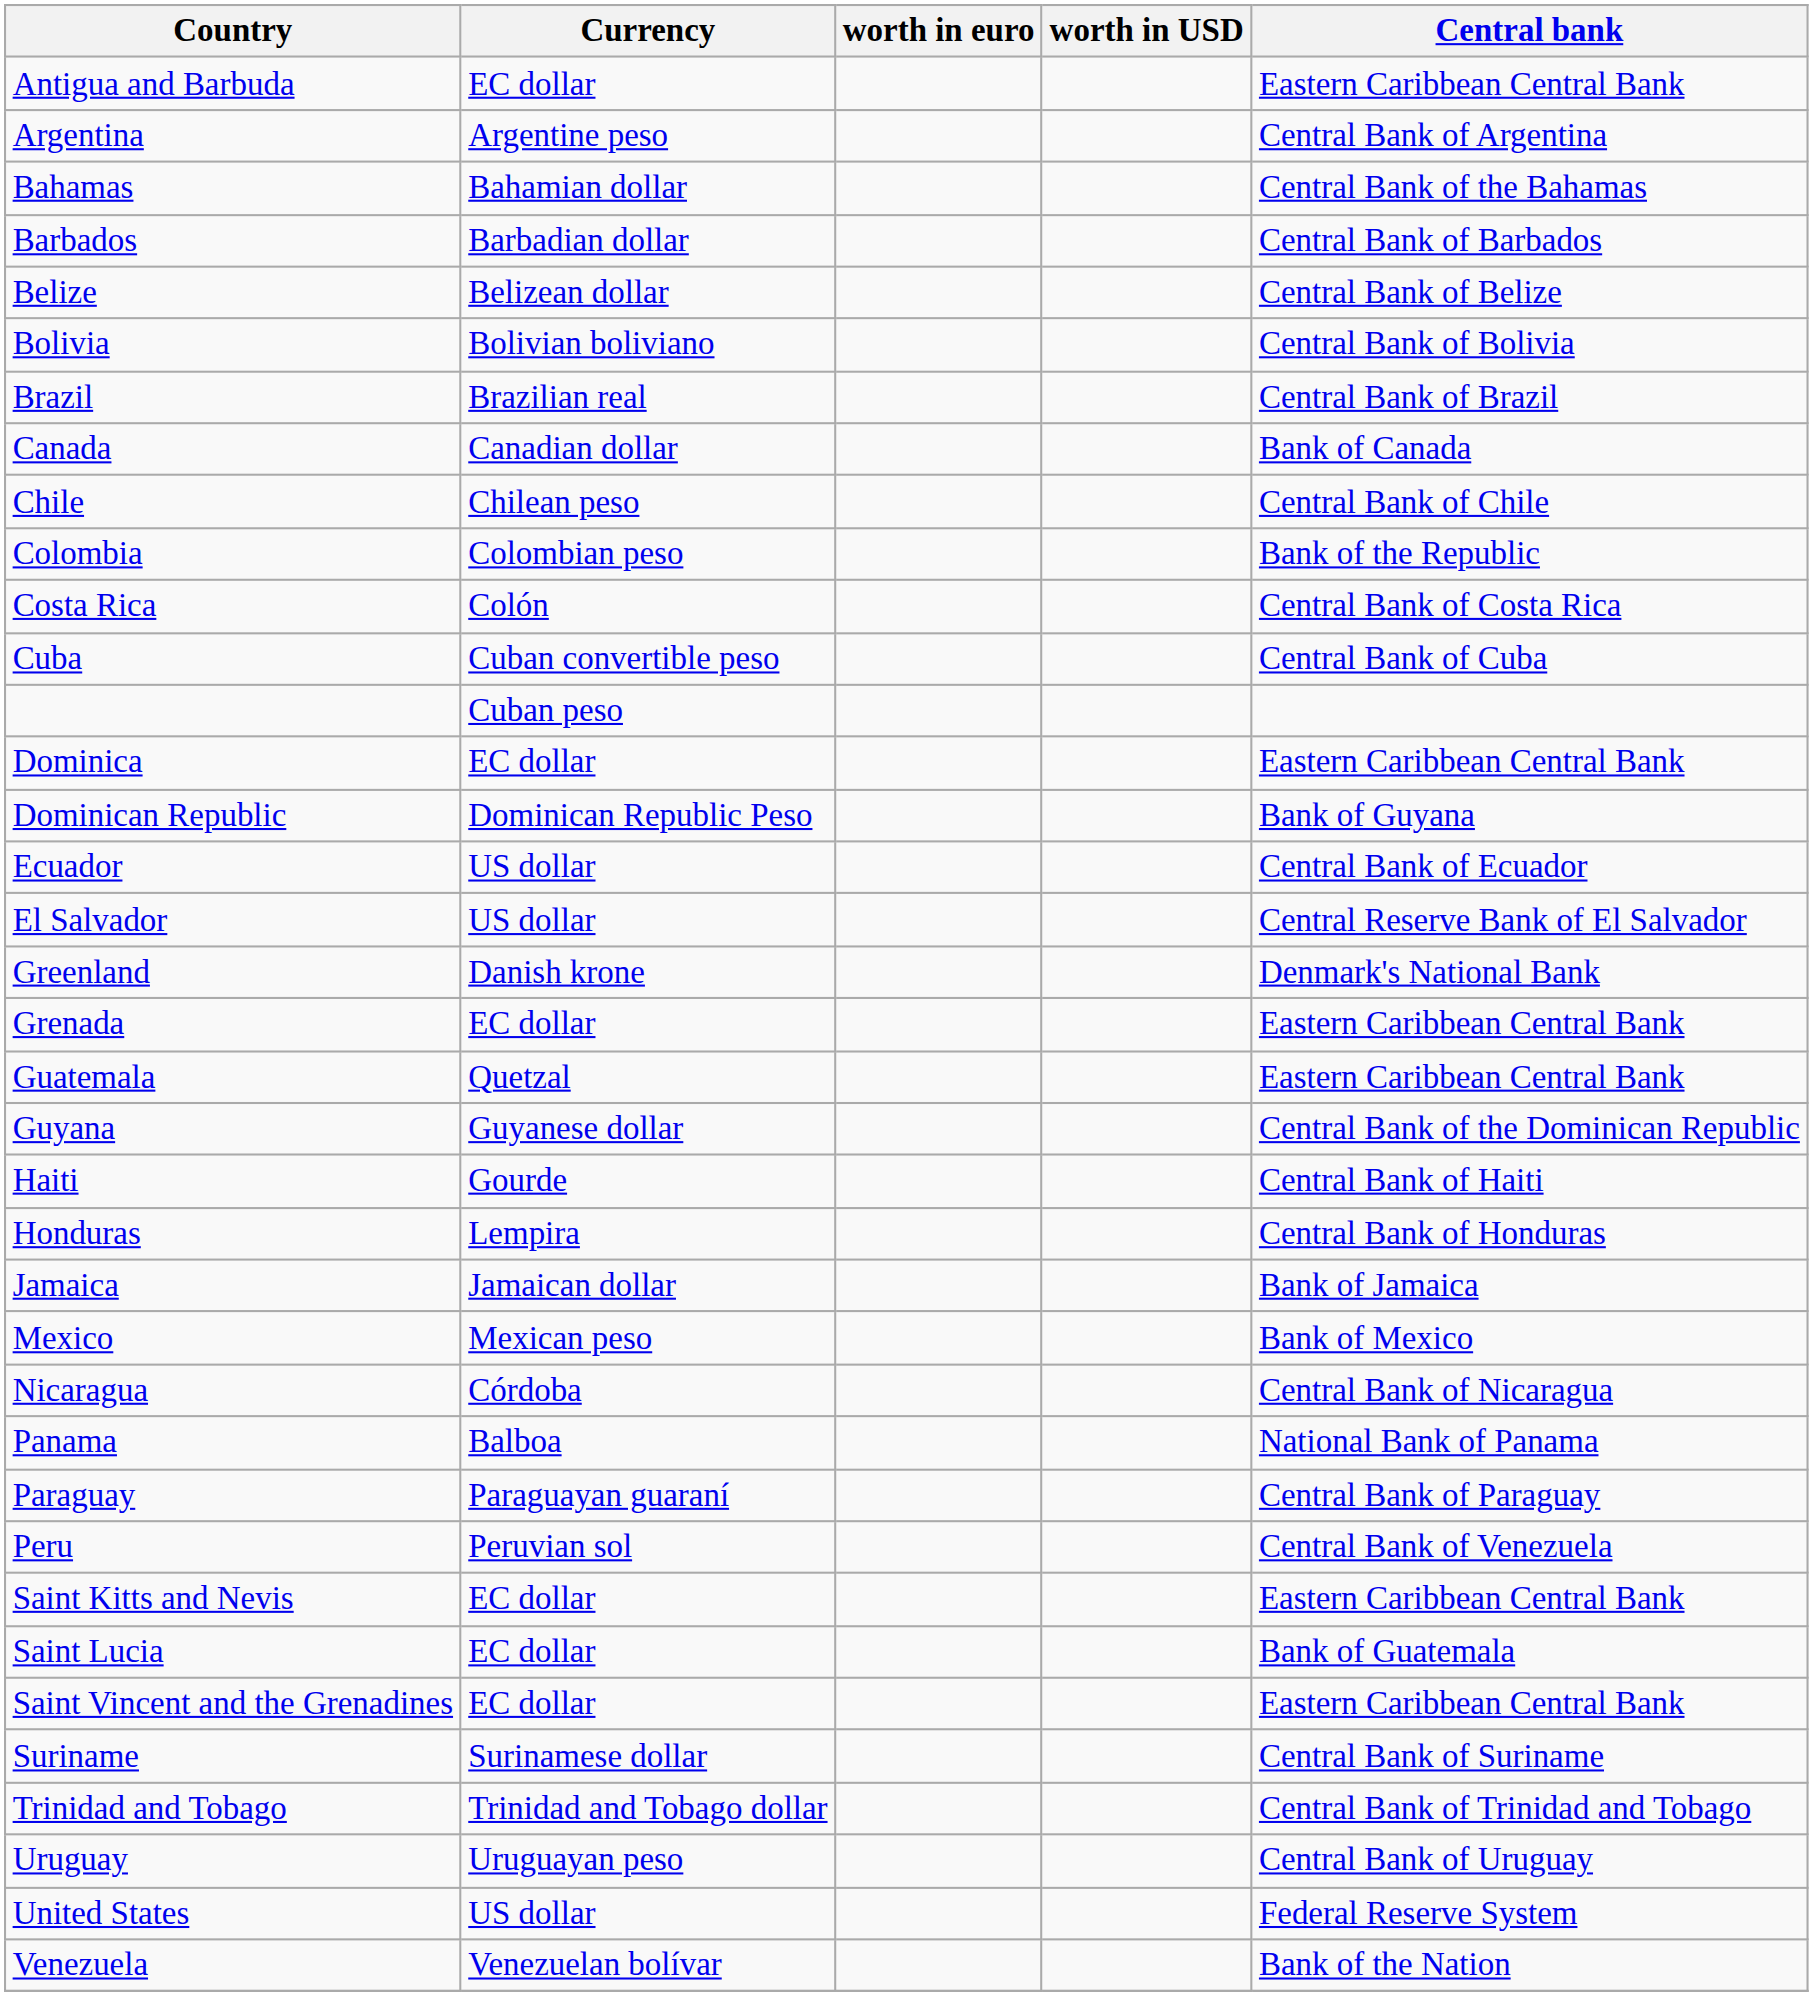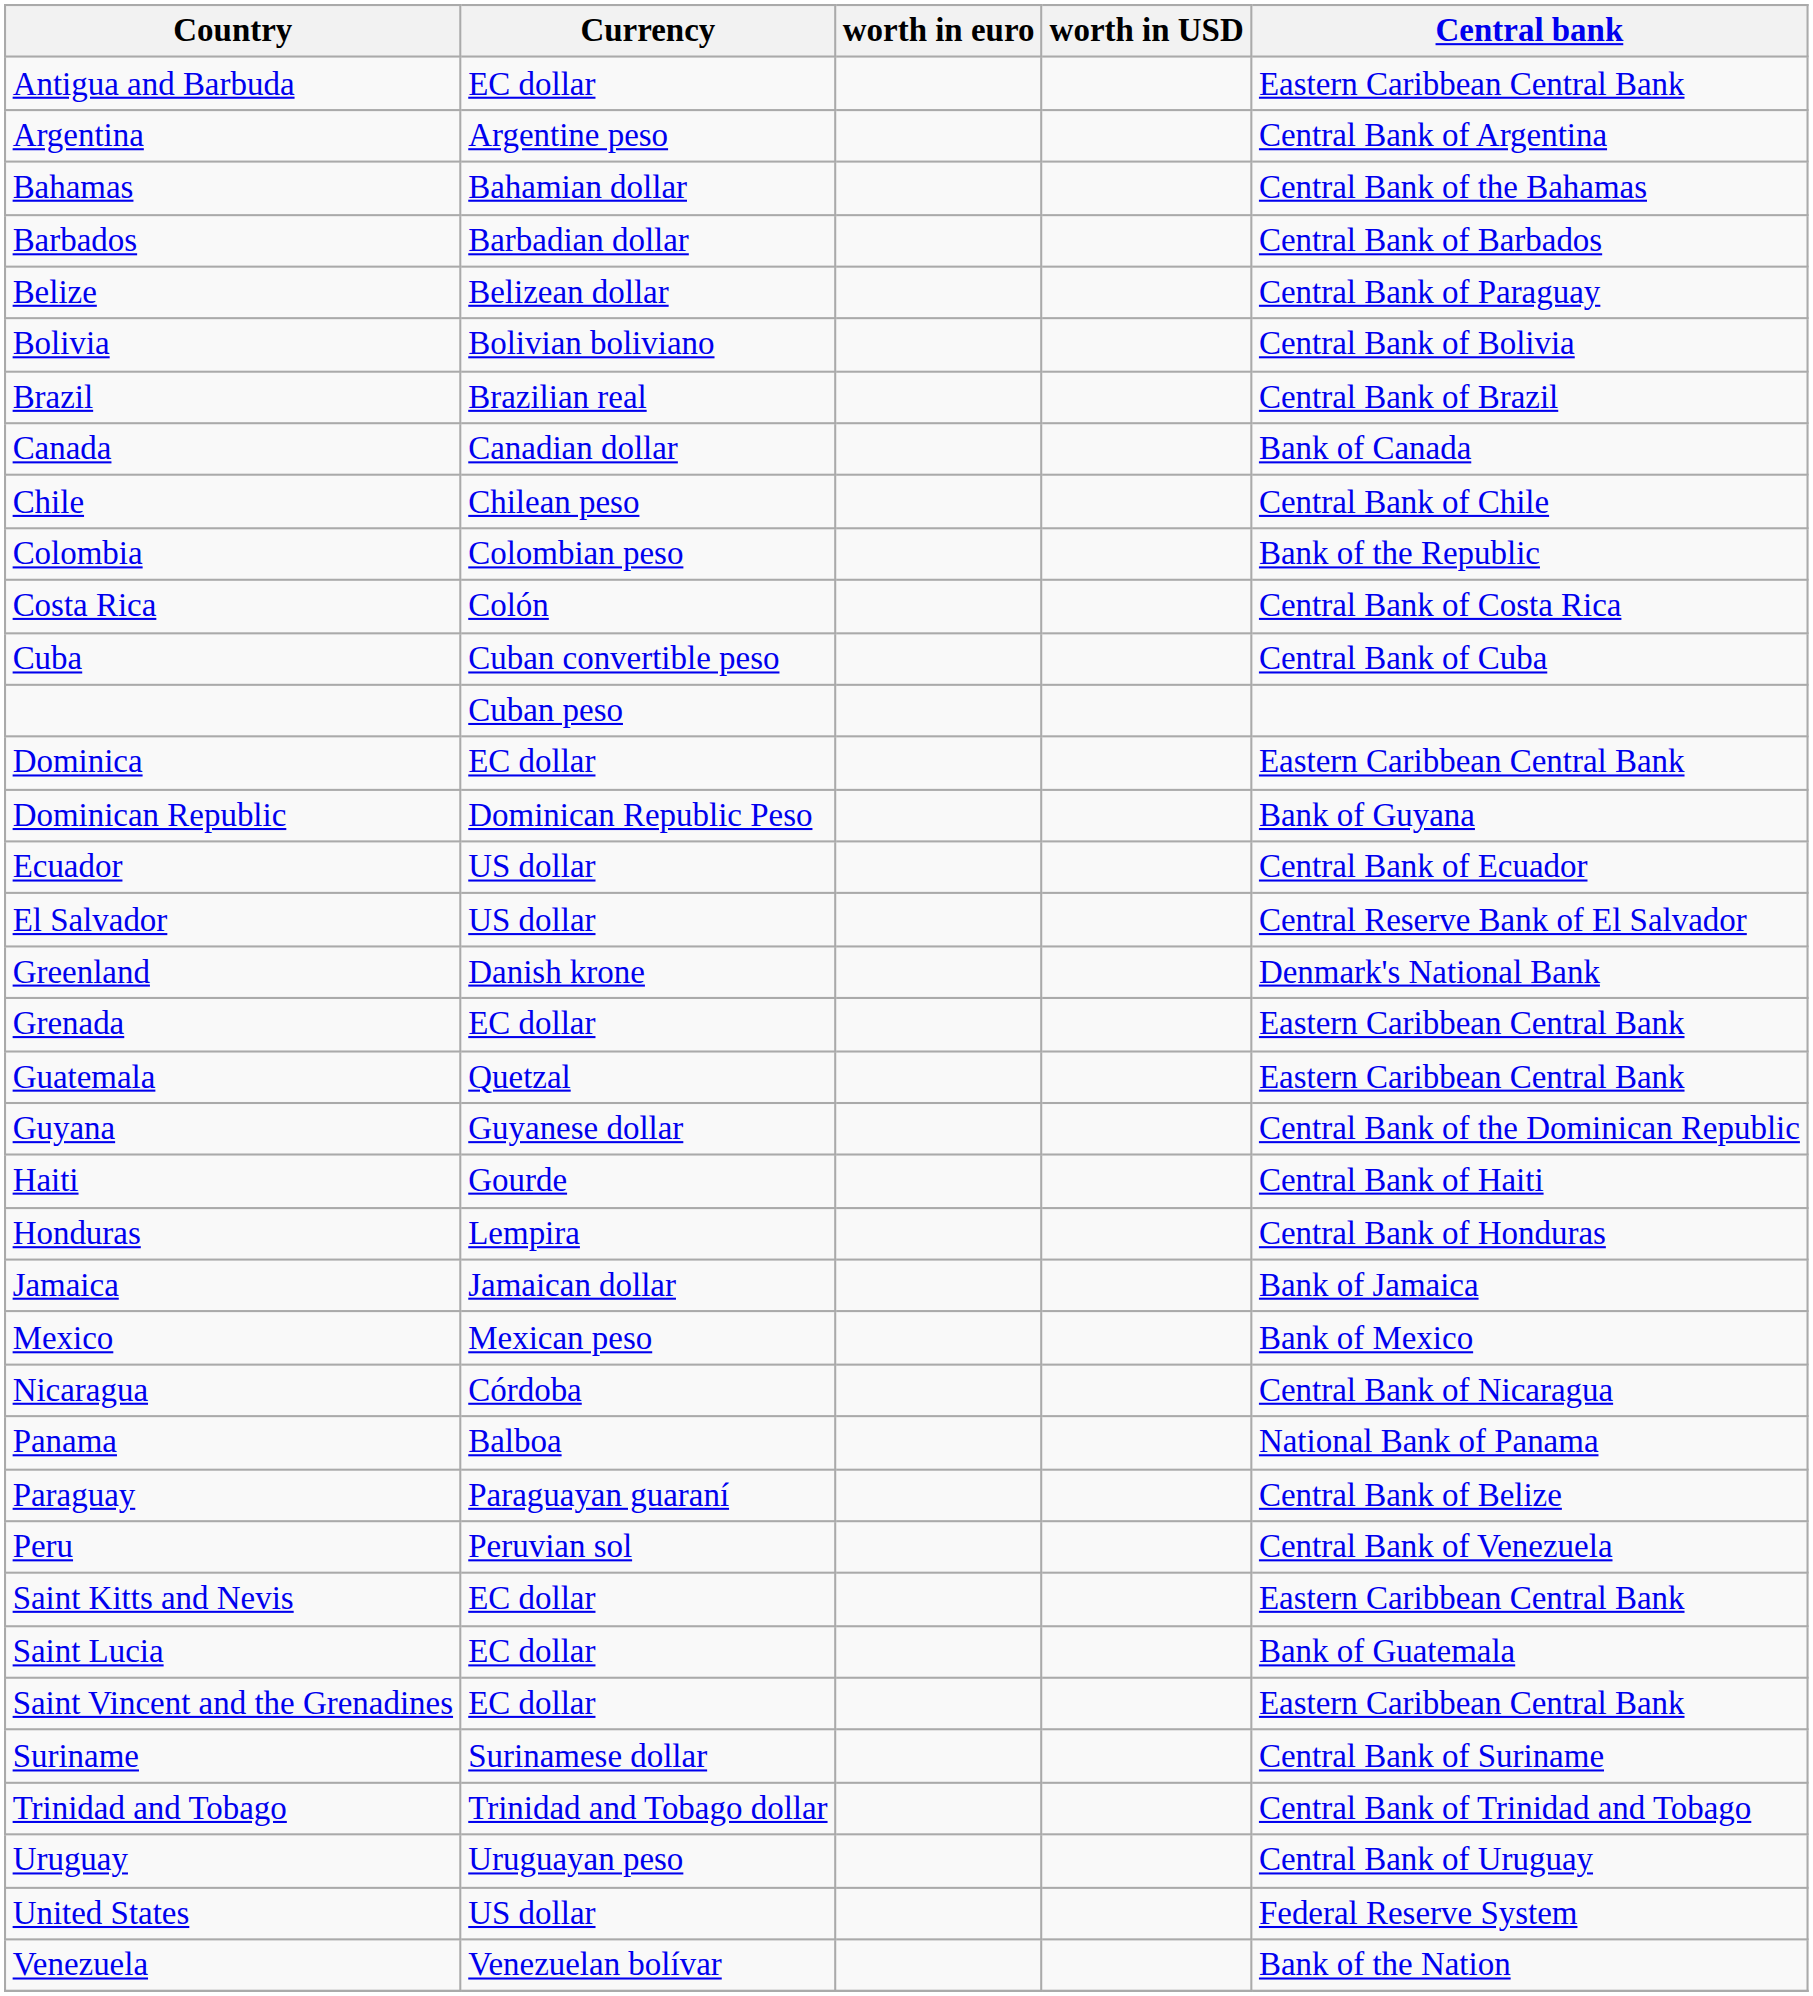(1410, 291) Central Bank of Belize -> (1430, 291) Central Bank of Paraguay
(1430, 1494) Central Bank of Paraguay -> (1410, 1494) Central Bank of Belize
